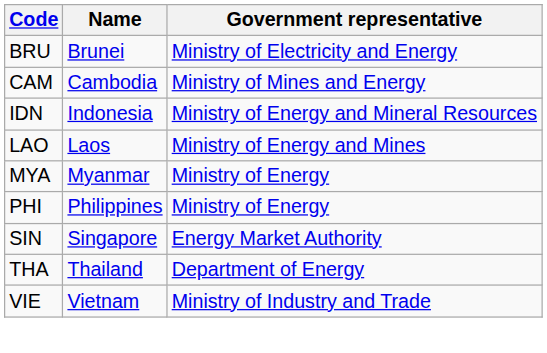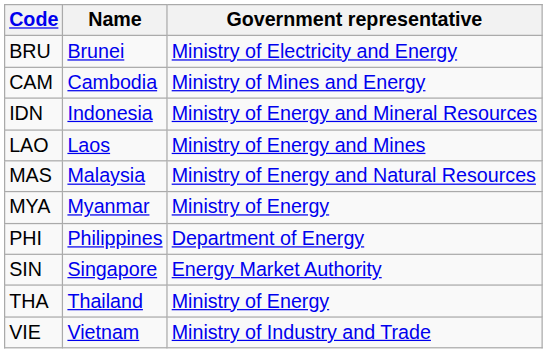+ row: (30, 176)
(250, 207) Ministry of Energy -> (268, 238) Department of Energy
(268, 269) Department of Energy -> (250, 301) Ministry of Energy
